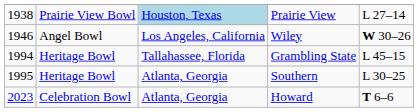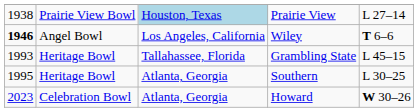(20, 35) normal -> (20, 35) bold
(386, 35) W 30–26 -> (378, 35) T 6–6
(20, 55) 1994 -> (20, 55) 1993
(378, 96) T 6–6 -> (386, 96) W 30–26
